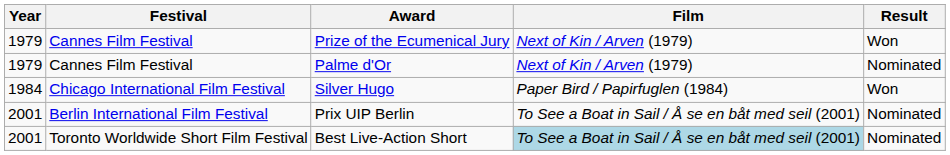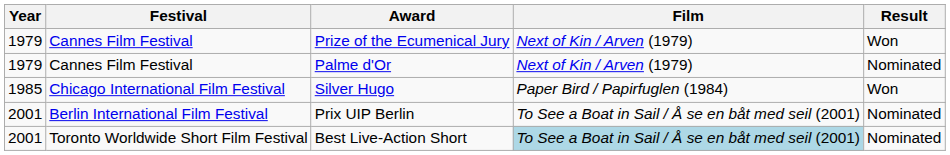(25, 89) 1984 -> (25, 89) 1985
